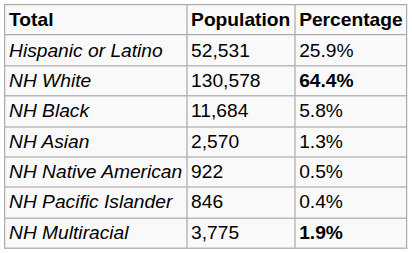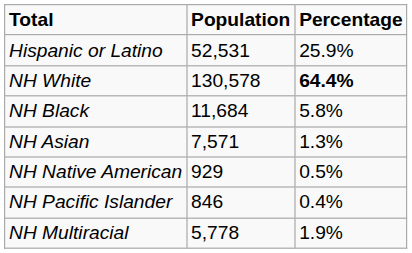(215, 141) 2,570 -> (215, 141) 7,571
(207, 171) 922 -> (207, 171) 929
(215, 232) 3,775 -> (215, 232) 5,778
(321, 232) bold -> (321, 232) normal
